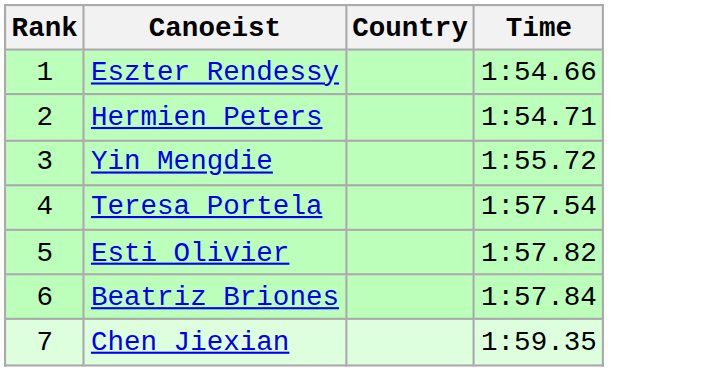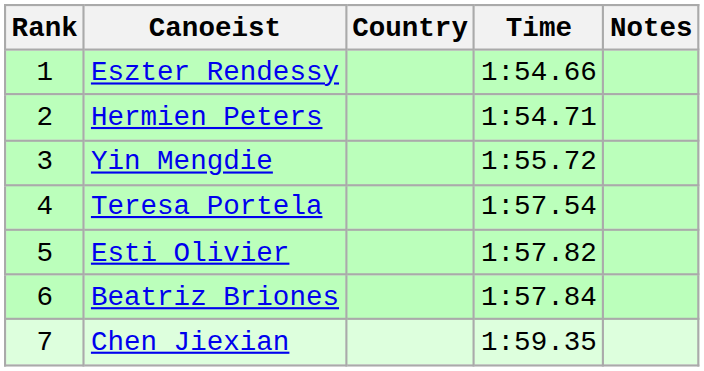+ column: (651, 28)
